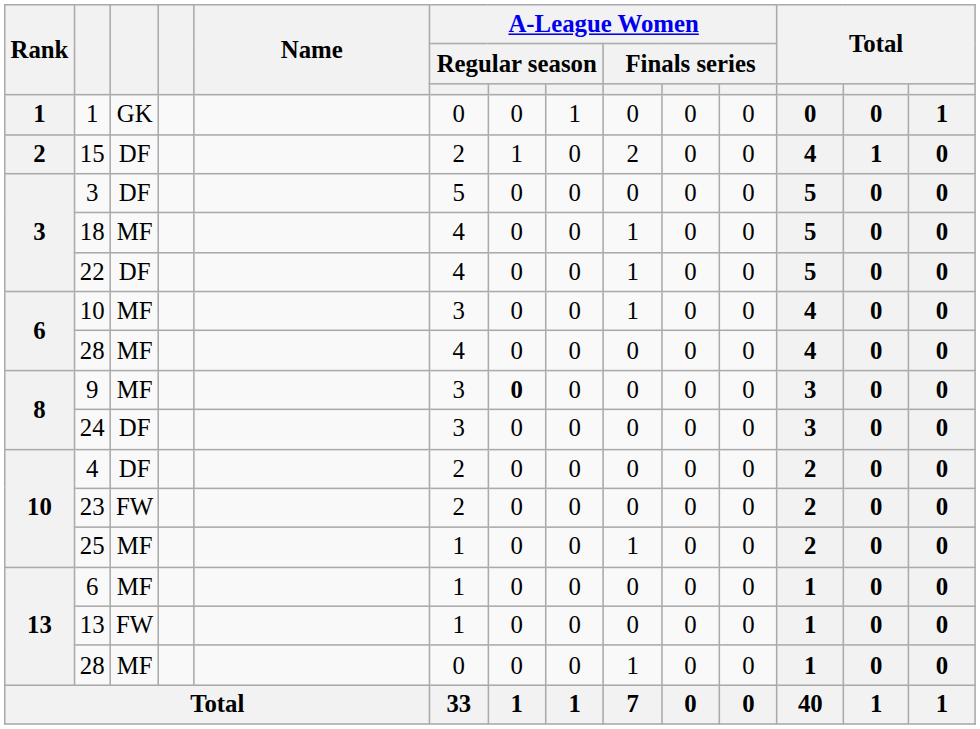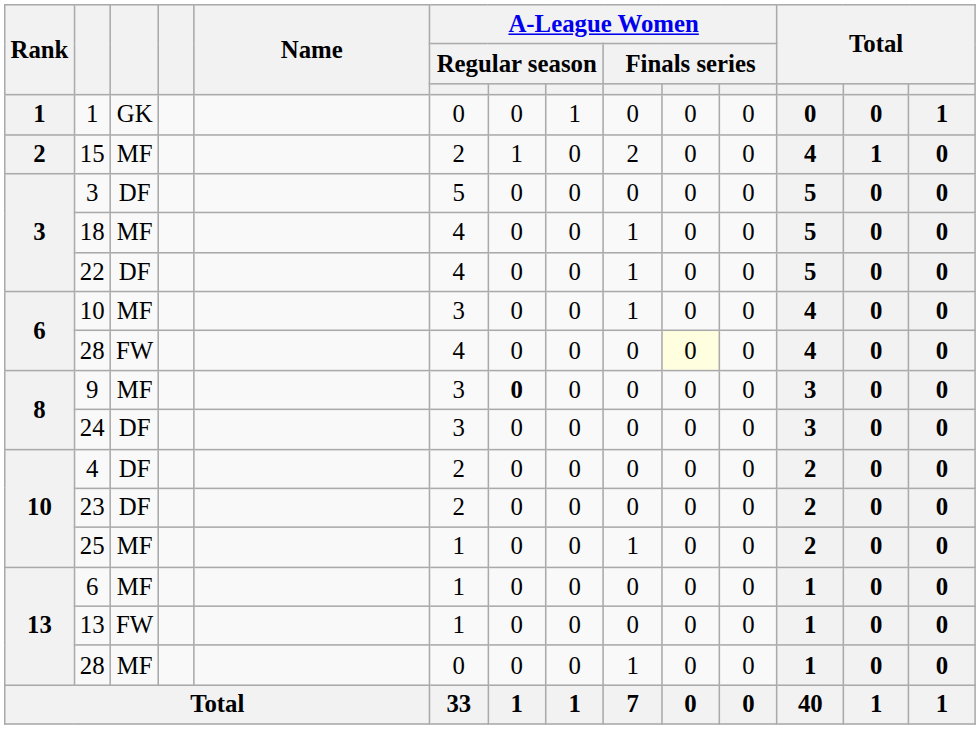(135, 153) DF -> (135, 153) MF
(135, 350) MF -> (135, 350) FW
(691, 350) no background -> (691, 350) lightyellow background
(135, 507) FW -> (135, 507) DF
